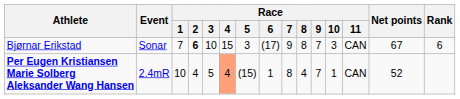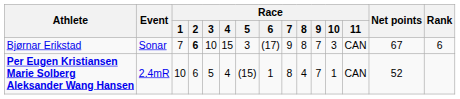(196, 73) 4 -> (196, 73) 6
(227, 73) lightsalmon background -> (227, 73) no background
